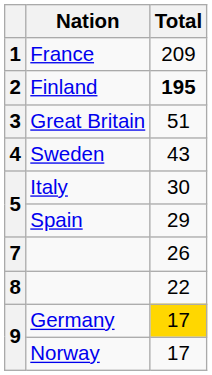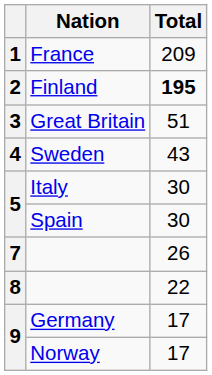(178, 220) 29 -> (178, 220) 30
(178, 319) gold background -> (178, 319) no background
